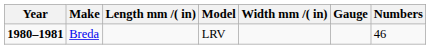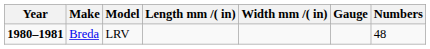columns swapped: (219, 14) <-> (151, 14)
(380, 34) 46 -> (380, 34) 48
